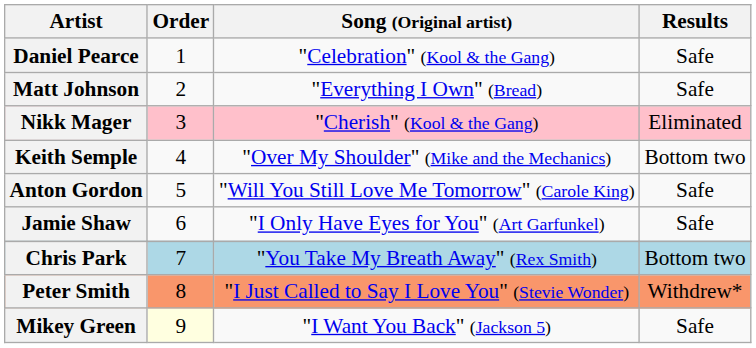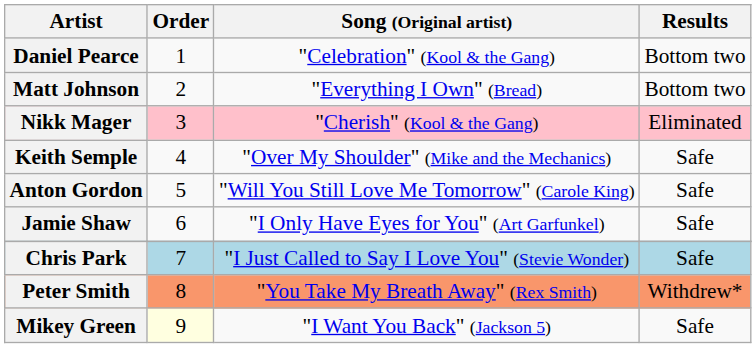(695, 55) Safe -> (695, 55) Bottom two
(695, 88) Safe -> (695, 88) Bottom two
(695, 156) Bottom two -> (695, 156) Safe
(427, 257) "You Take My Breath Away" (Rex Smith) -> (427, 257) "I Just Called to Say I Love You" (Stevie Wonder)
(695, 257) Bottom two -> (695, 257) Safe
(427, 291) "I Just Called to Say I Love You" (Stevie Wonder) -> (427, 291) "You Take My Breath Away" (Rex Smith)
